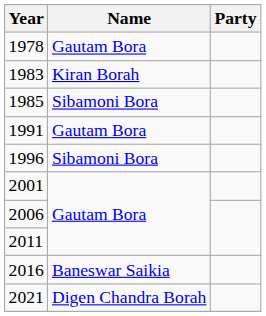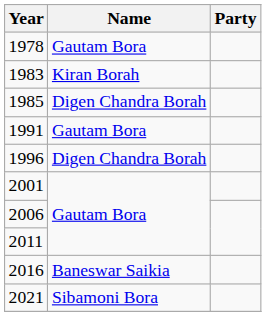(105, 102) Sibamoni Bora -> (129, 102) Digen Chandra Borah
(105, 158) Sibamoni Bora -> (129, 158) Digen Chandra Borah
(129, 297) Digen Chandra Borah -> (105, 297) Sibamoni Bora
